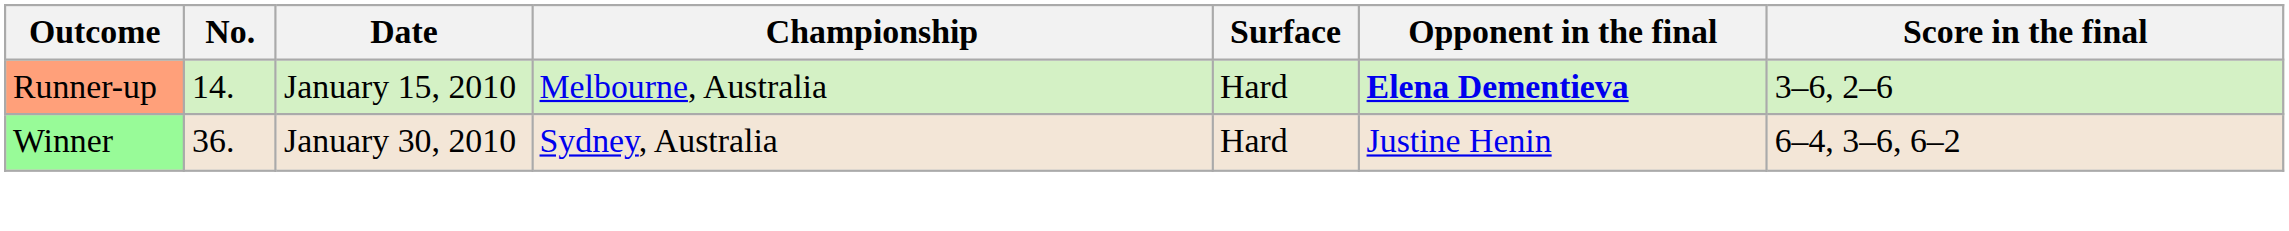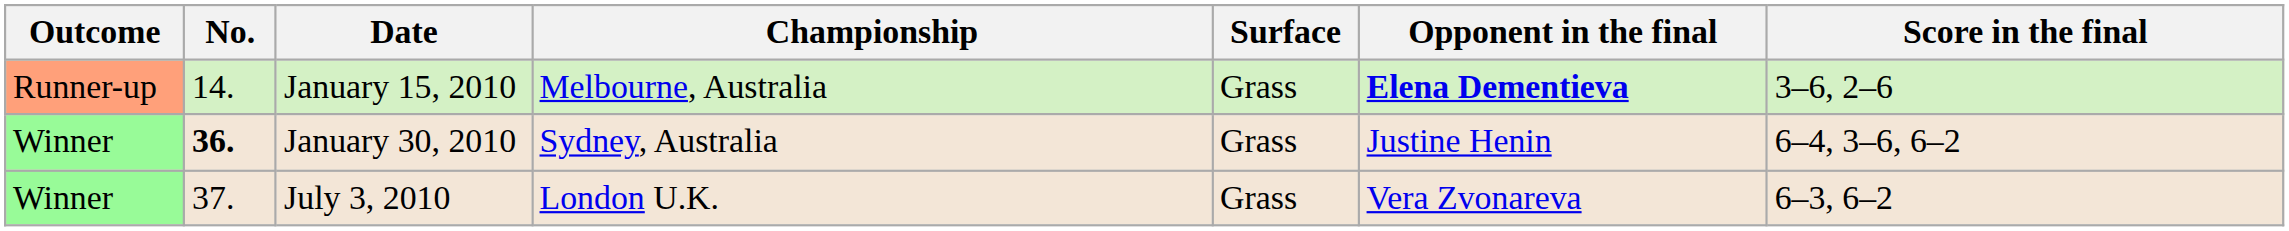(1254, 86) Hard -> (1259, 86) Grass
(213, 141) normal -> (213, 141) bold
(1254, 141) Hard -> (1259, 141) Grass
+ row: (367, 196)
